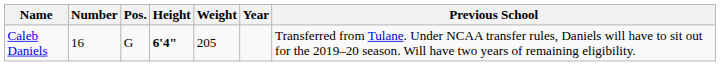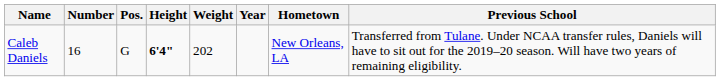+ column: (309, 14)
(207, 43) 205 -> (203, 50) 202
